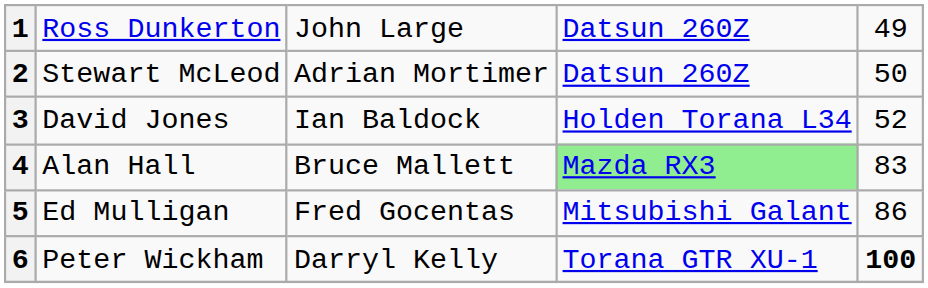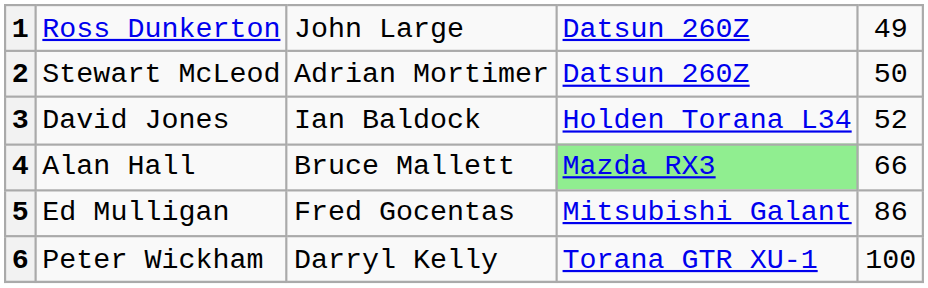(891, 167) 83 -> (891, 167) 66
(891, 259) bold -> (891, 259) normal
